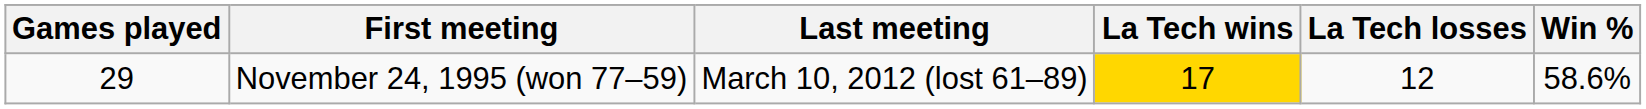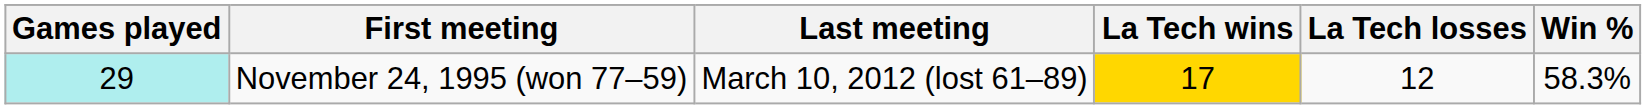(117, 77) no background -> (117, 77) paleturquoise background
(1587, 77) 58.6% -> (1587, 77) 58.3%
